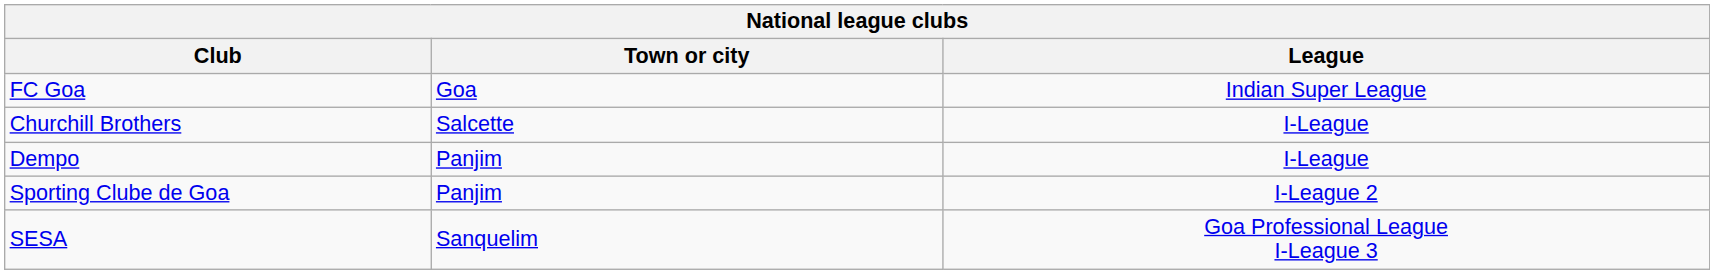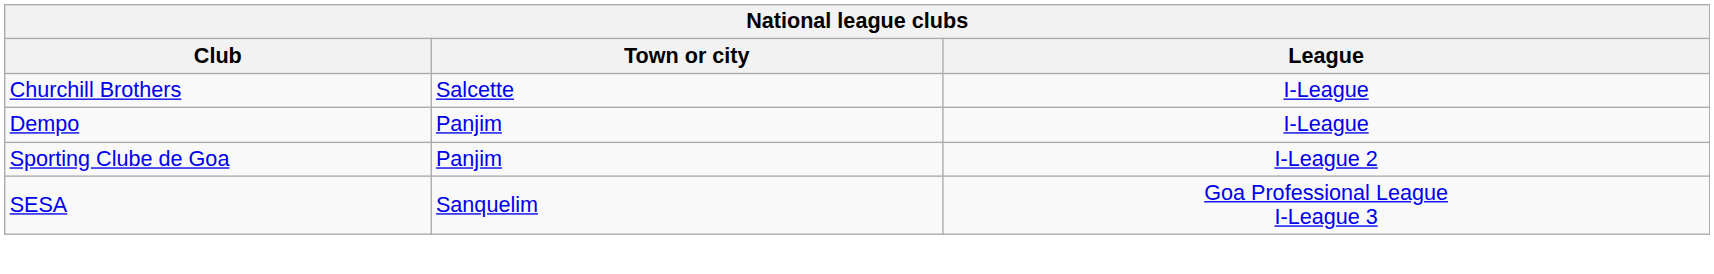- row: (47, 90)
